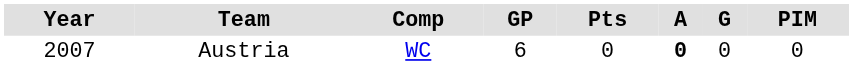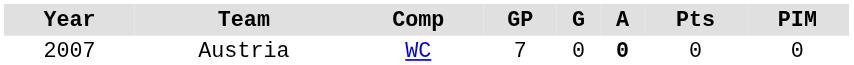columns swapped: (724, 20) <-> (608, 20)
(520, 52) 6 -> (520, 52) 7
